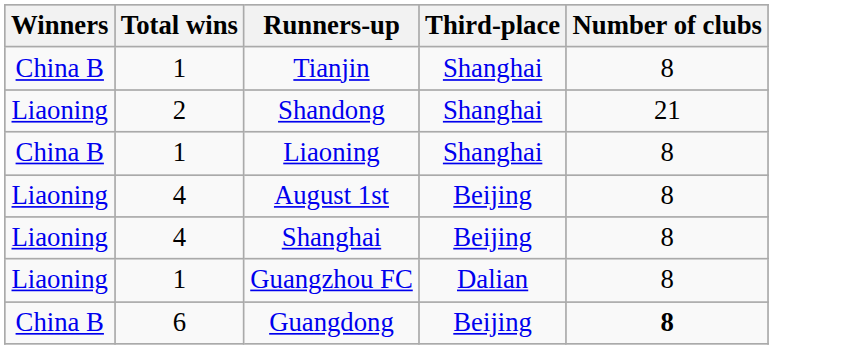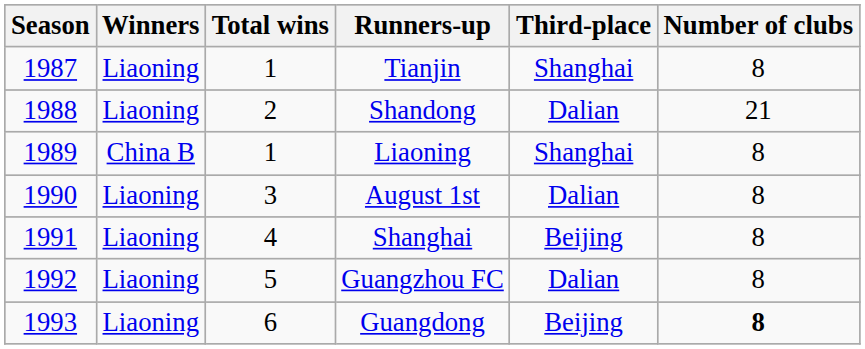+ column: (50, 25)
(60, 68) China B -> (151, 68) Liaoning
(493, 110) Shanghai -> (584, 110) Dalian
(179, 195) 4 -> (270, 195) 3
(493, 195) Beijing -> (584, 195) Dalian
(179, 279) 1 -> (270, 279) 5
(60, 322) China B -> (151, 322) Liaoning
